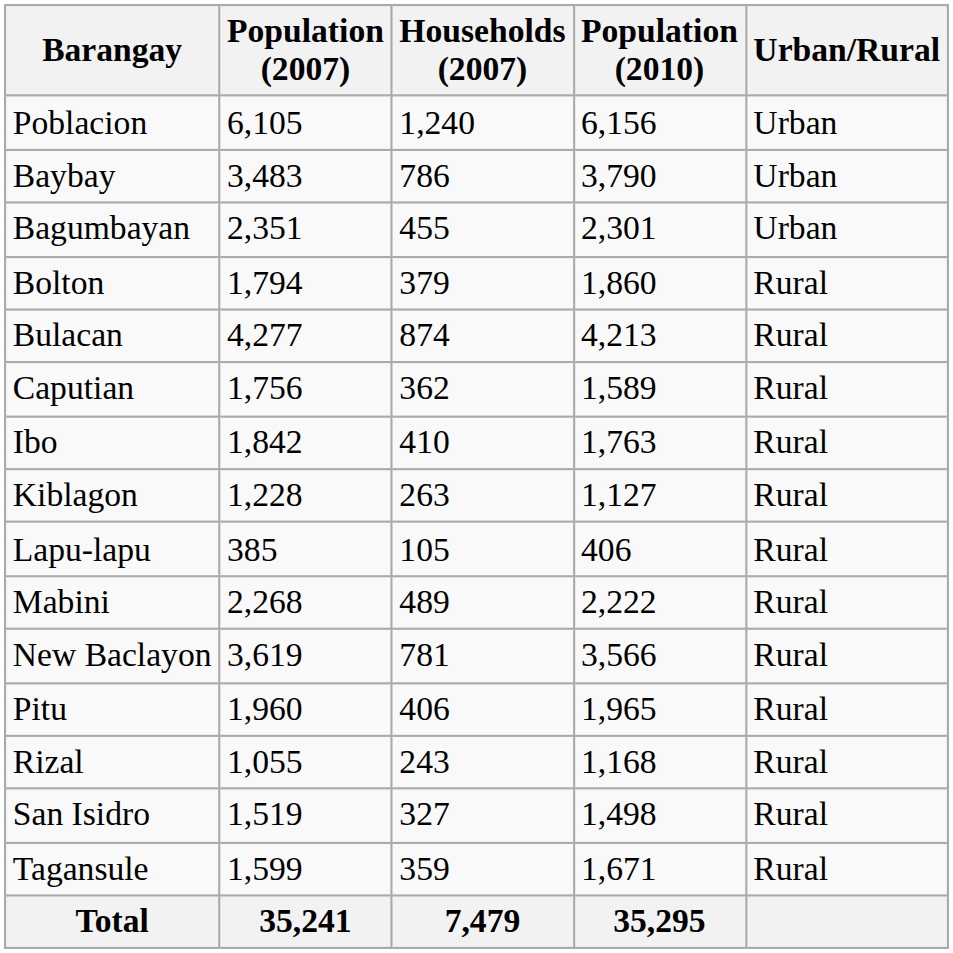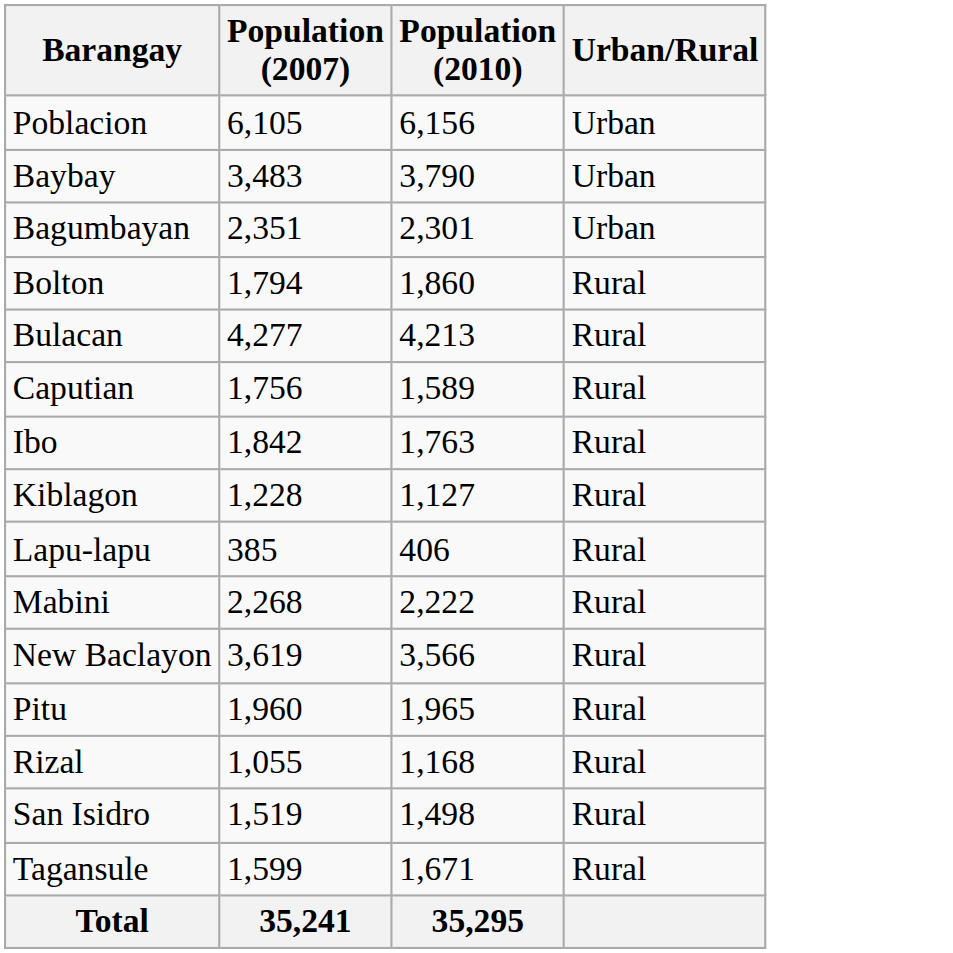- column: (482, 50)
